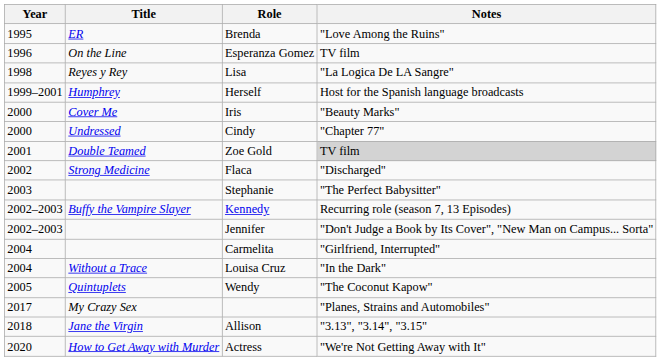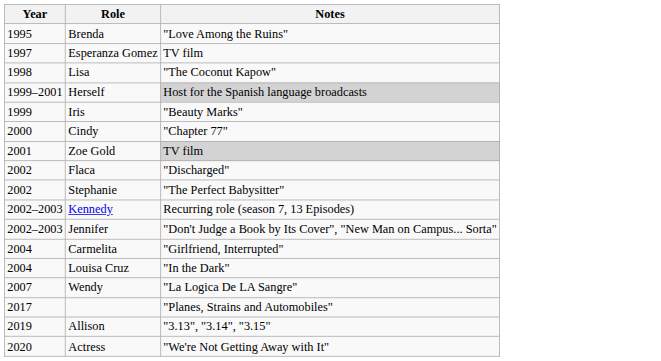- column: (144, 14)
(20, 53) 1996 -> (20, 53) 1997
(387, 72) "La Logica De LA Sangre" -> (220, 72) "The Coconut Kapow"
(422, 92) no background -> (265, 92) lightgrey background
(20, 111) 2000 -> (20, 111) 1999
(20, 190) 2003 -> (20, 190) 2002
(20, 287) 2005 -> (20, 287) 2007
(376, 287) "The Coconut Kapow" -> (230, 287) "La Logica De LA Sangre"
(20, 326) 2018 -> (20, 326) 2019
